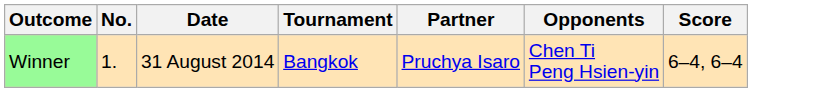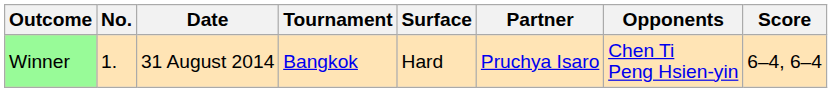+ column: (437, 19)
